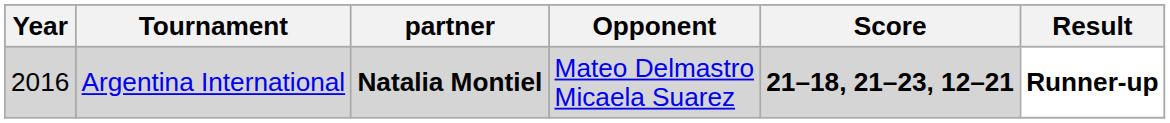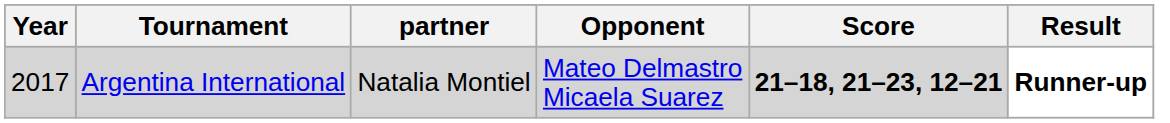(40, 82) 2016 -> (40, 82) 2017
(450, 82) bold -> (444, 82) normal
